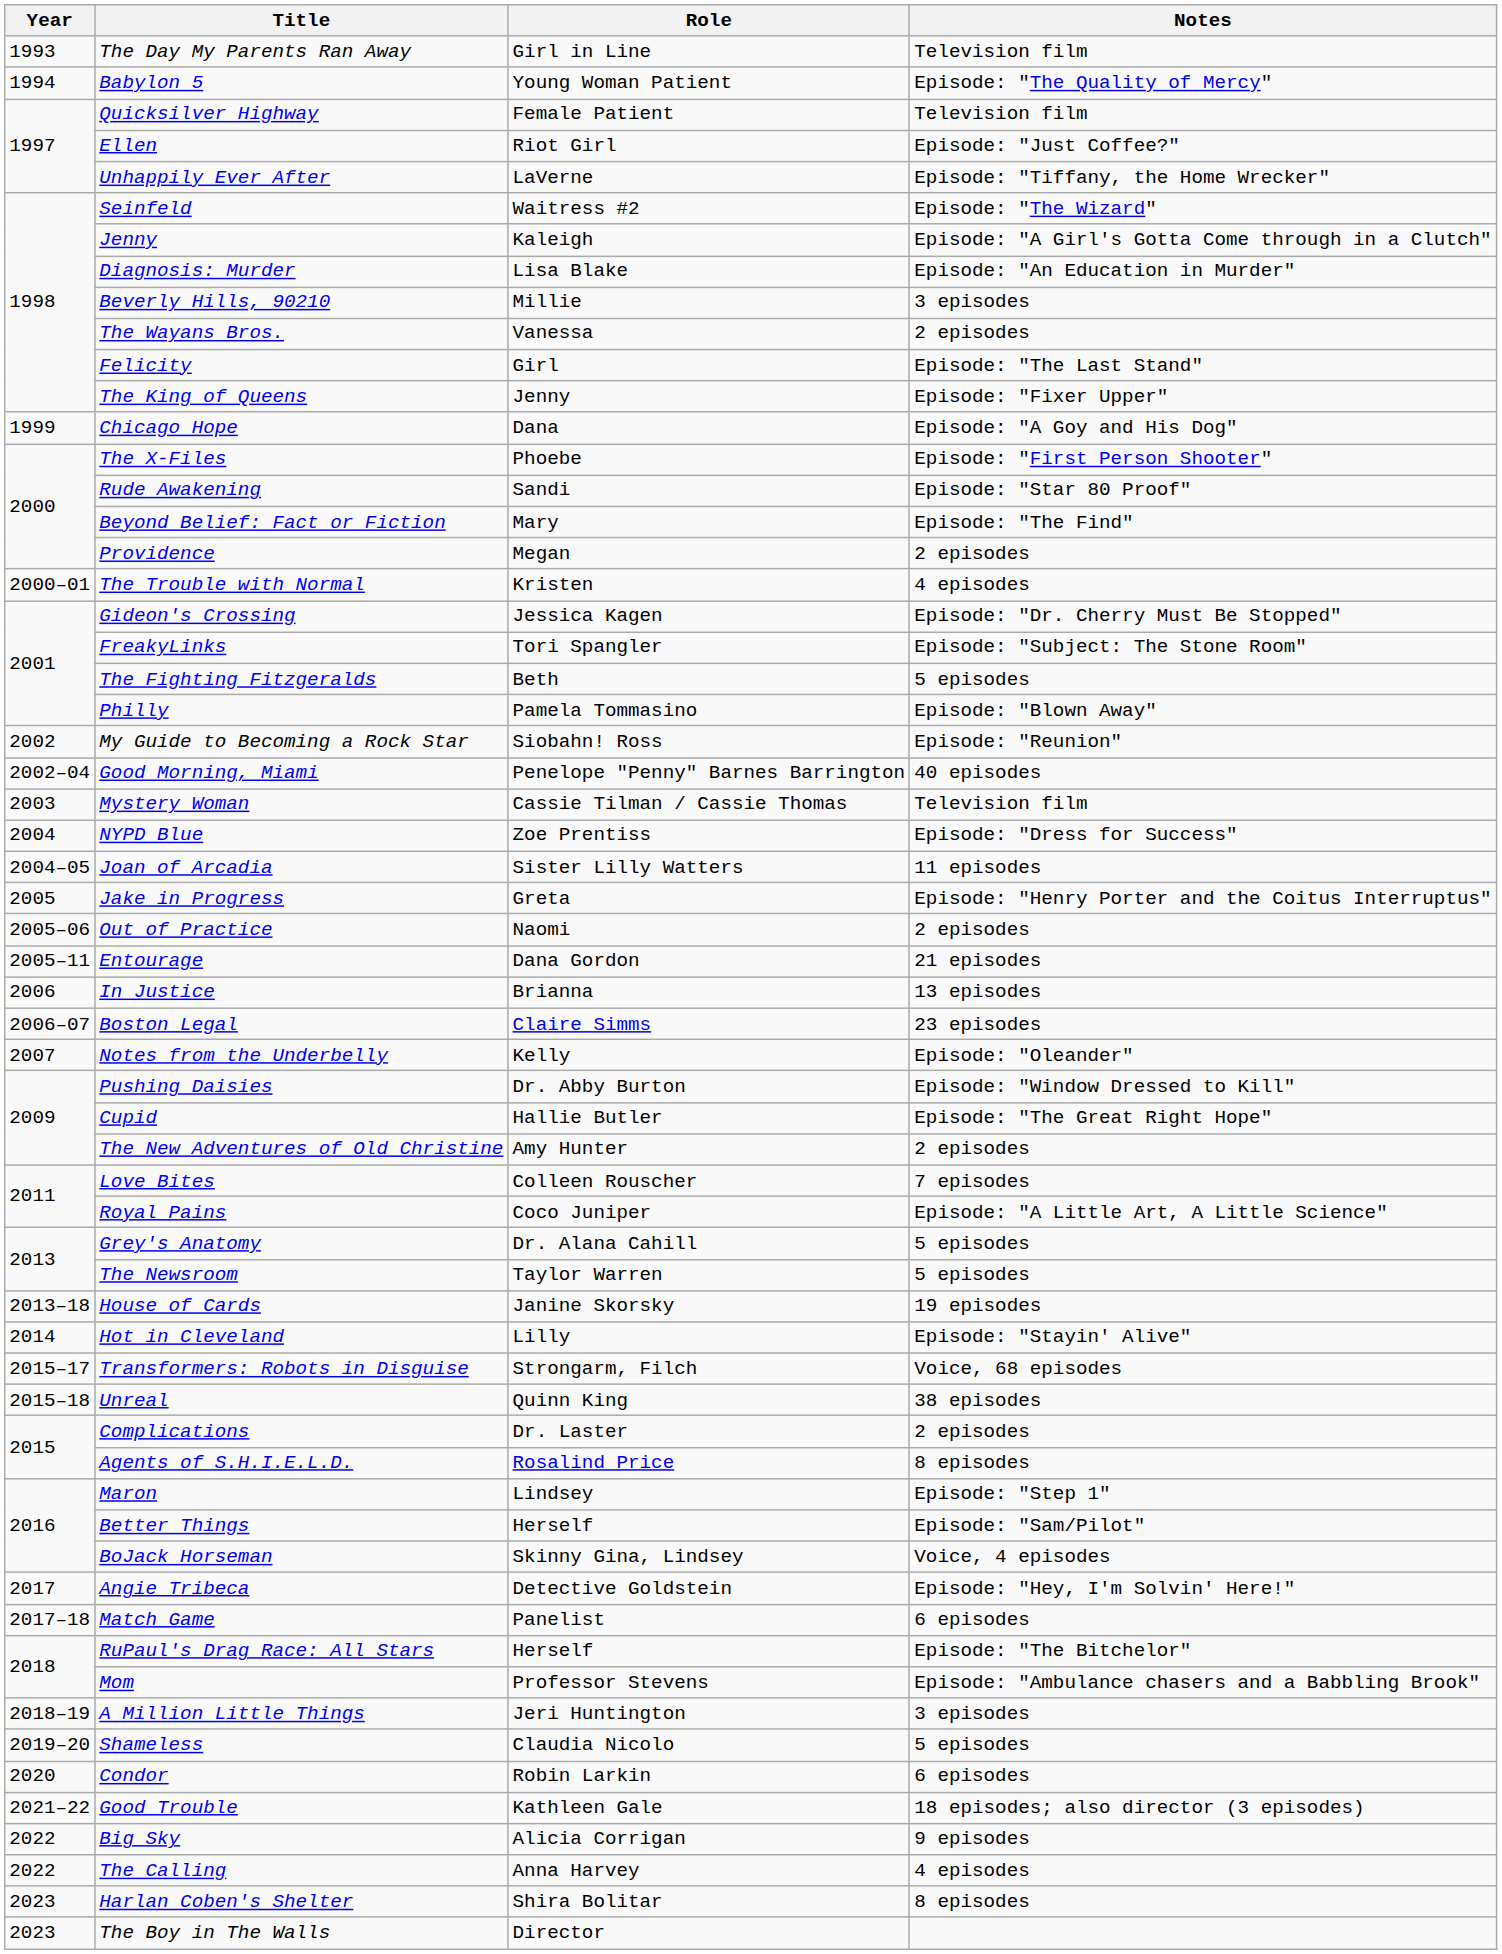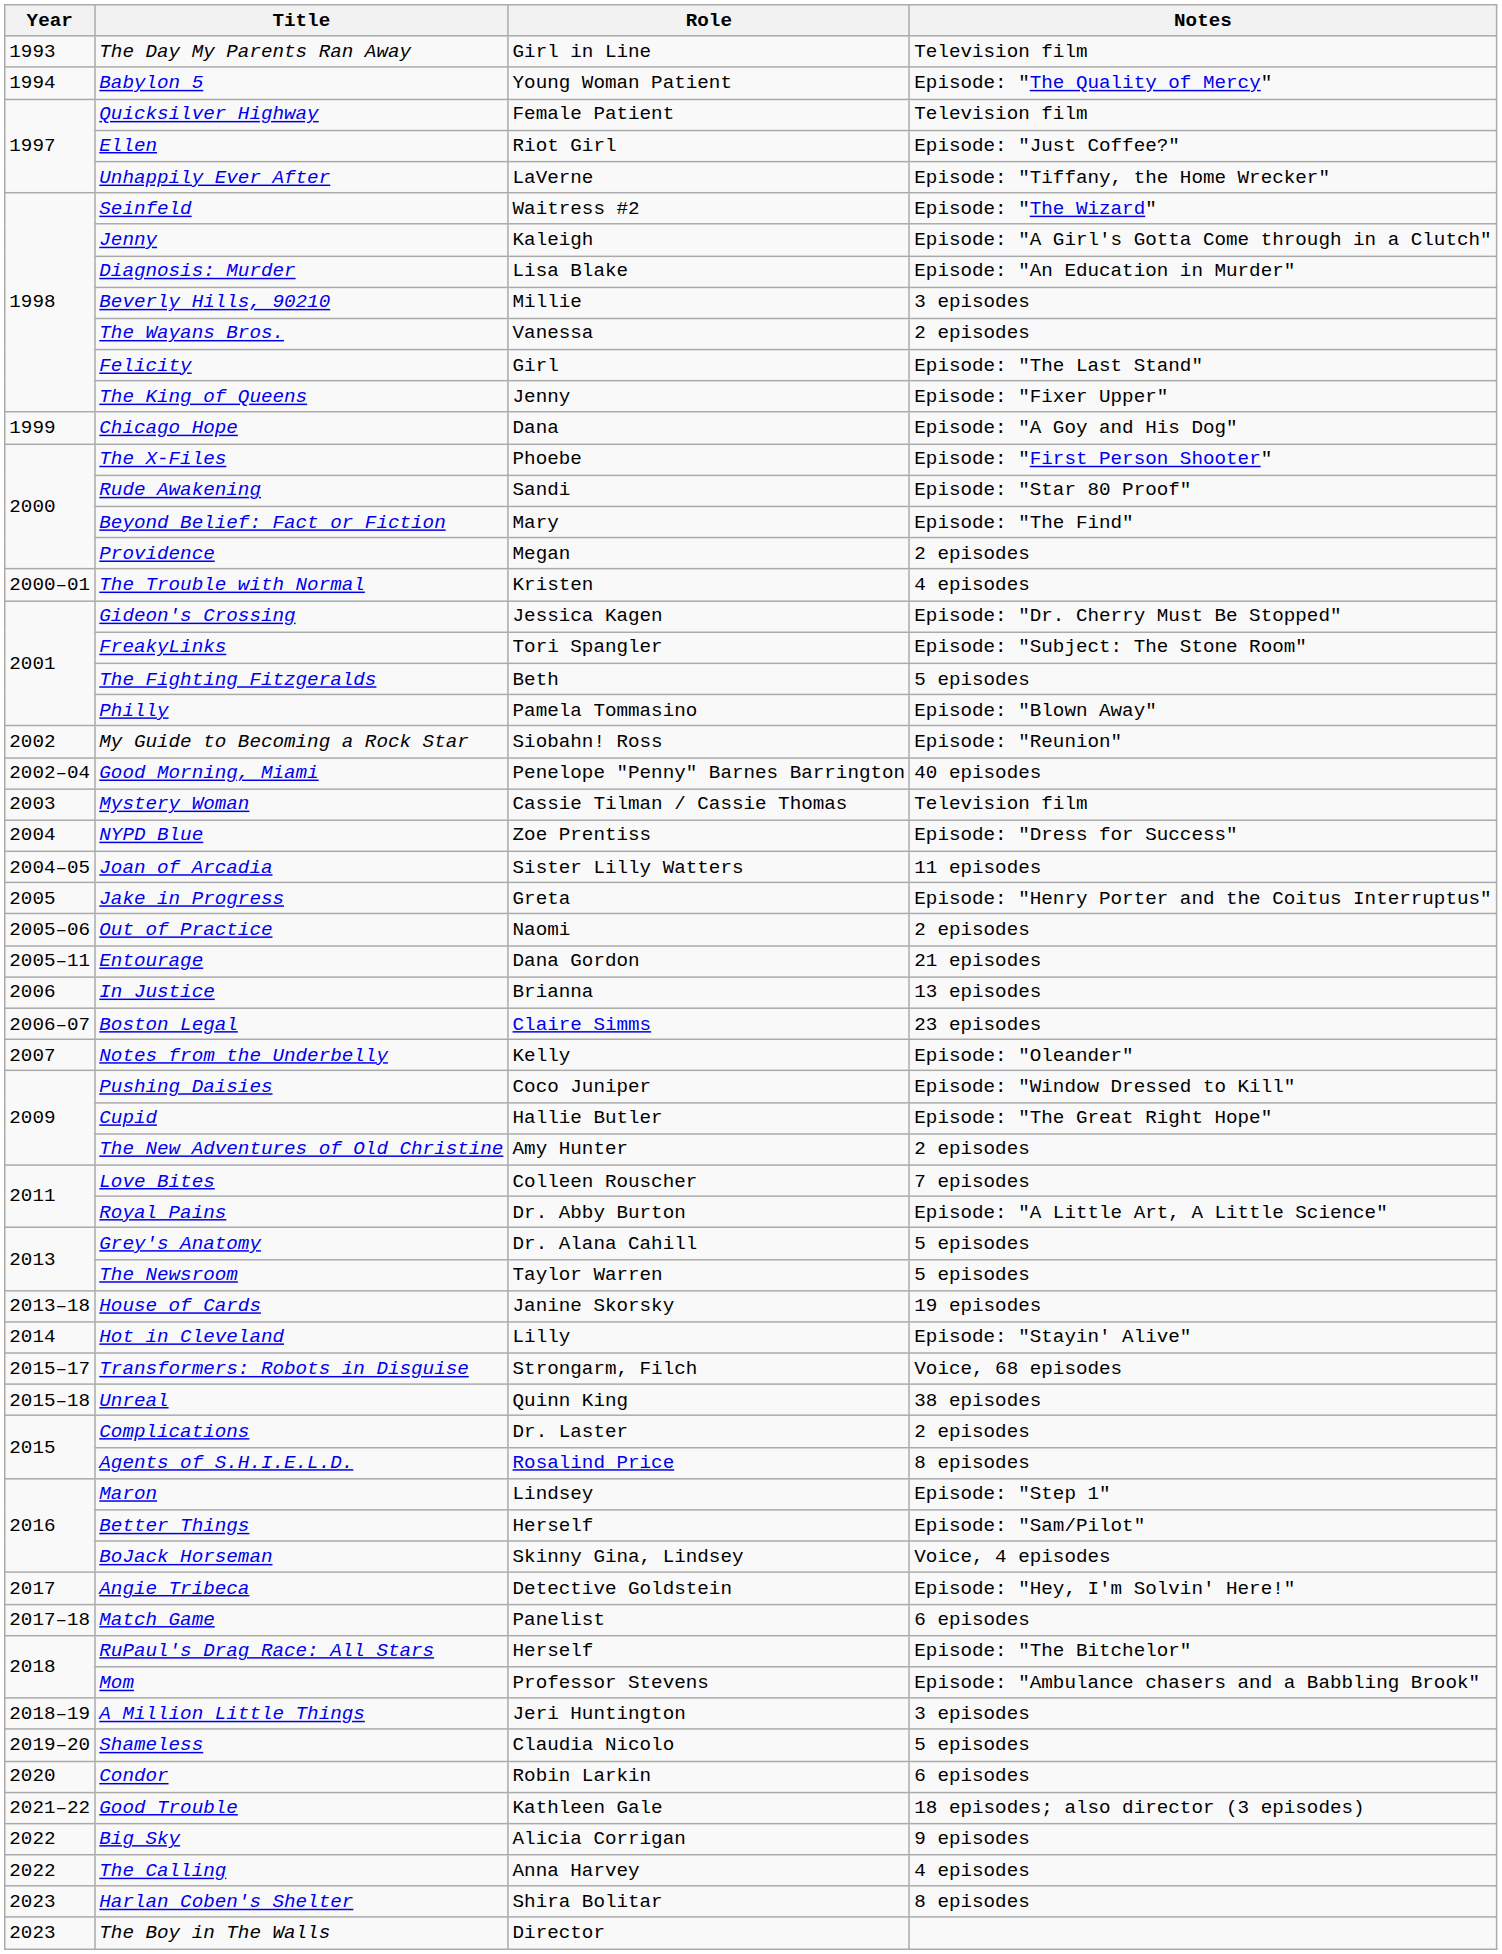(599, 1087) Dr. Abby Burton -> (582, 1087) Coco Juniper
(582, 1212) Coco Juniper -> (599, 1212) Dr. Abby Burton
